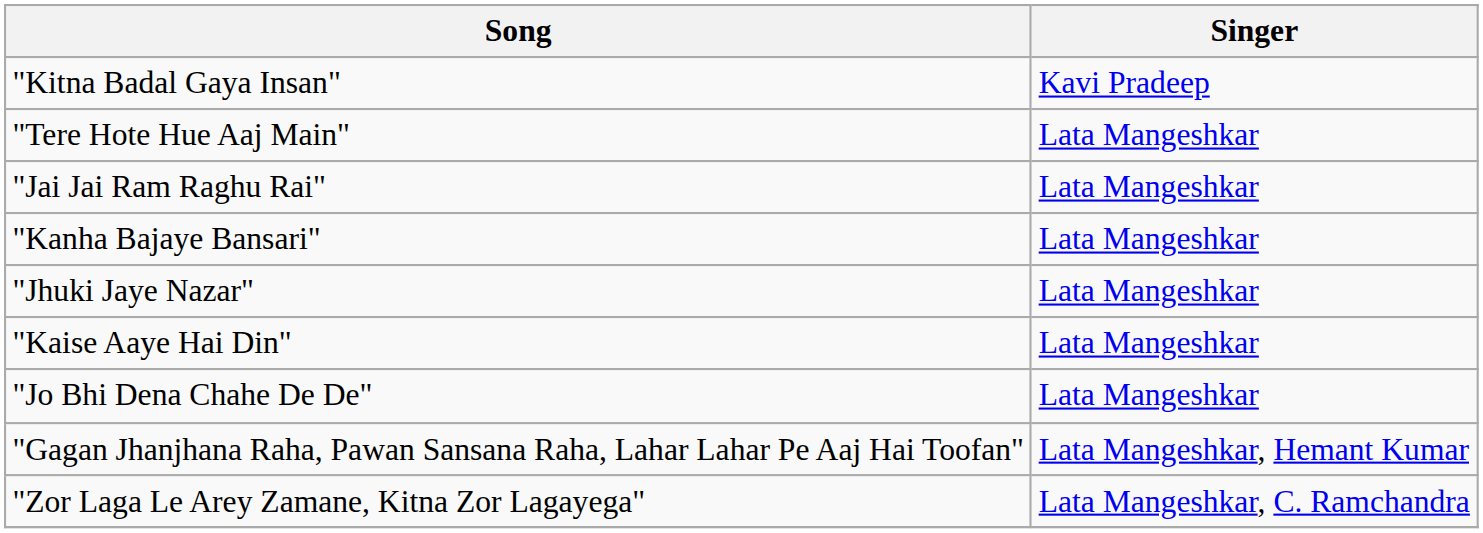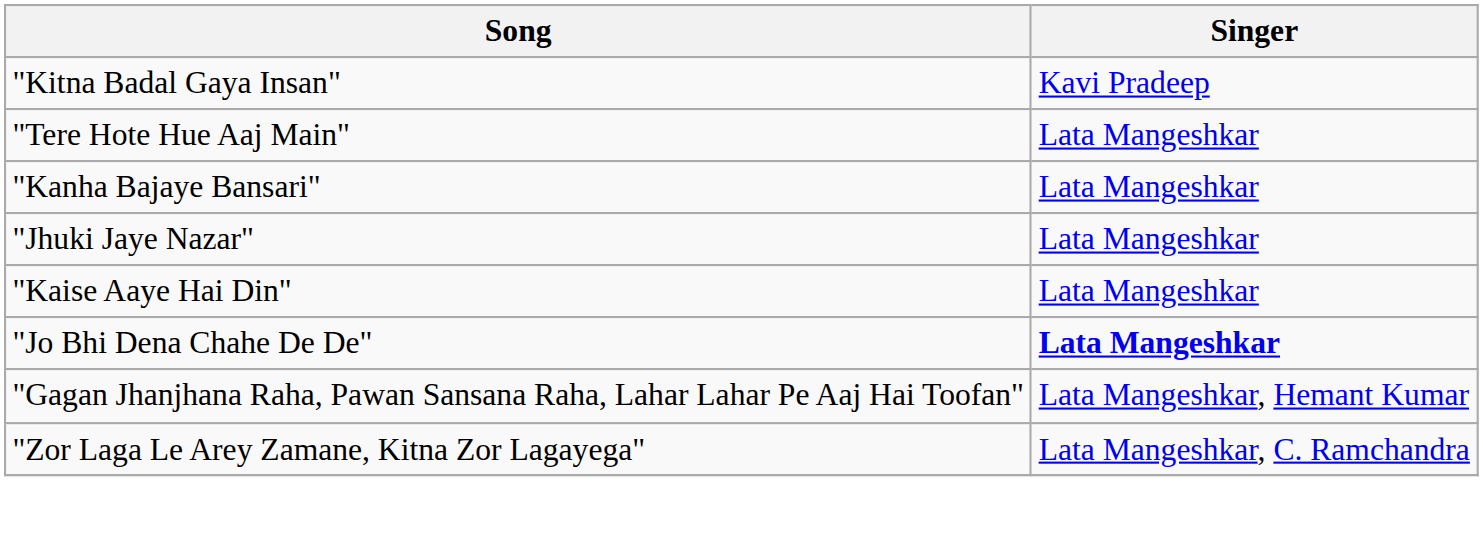- row: (169, 187)
(1149, 395) normal -> (1159, 343) bold
